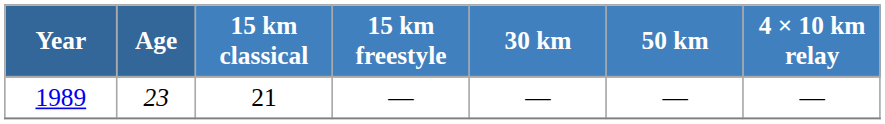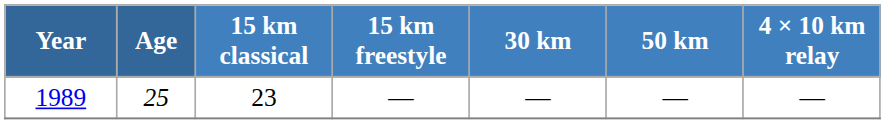(156, 97) 23 -> (156, 97) 25
(264, 97) 21 -> (264, 97) 23
